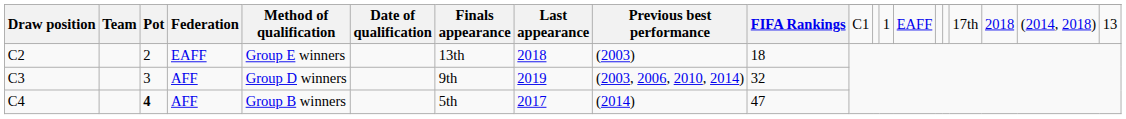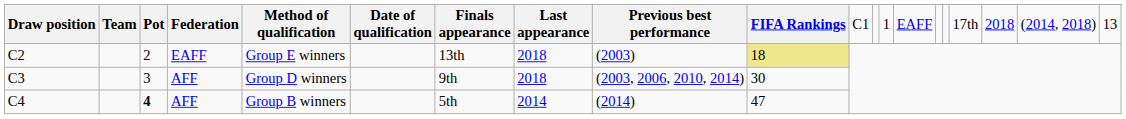(758, 55) no background -> (758, 55) khaki background
(532, 78) 2019 -> (532, 78) 2018
(758, 78) 32 -> (758, 78) 30
(532, 101) 2017 -> (532, 101) 2014
